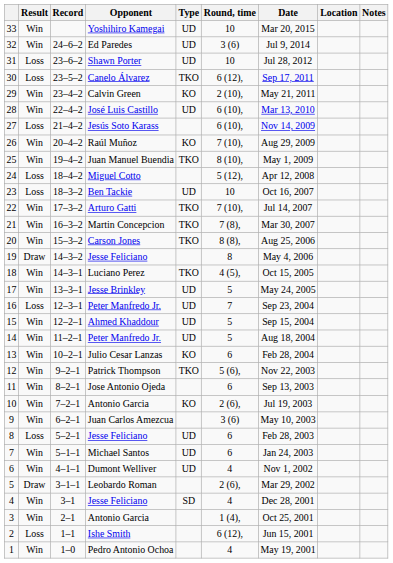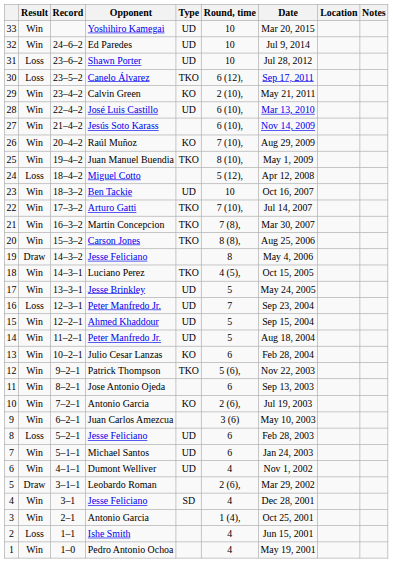(230, 45) 3 (6) -> (230, 45) 10
(35, 126) Loss -> (35, 126) Win
(35, 192) Loss -> (35, 192) Win
(230, 534) 6 (12), -> (230, 534) 4
